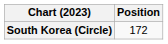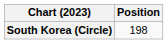(139, 30) 172 -> (139, 30) 198
